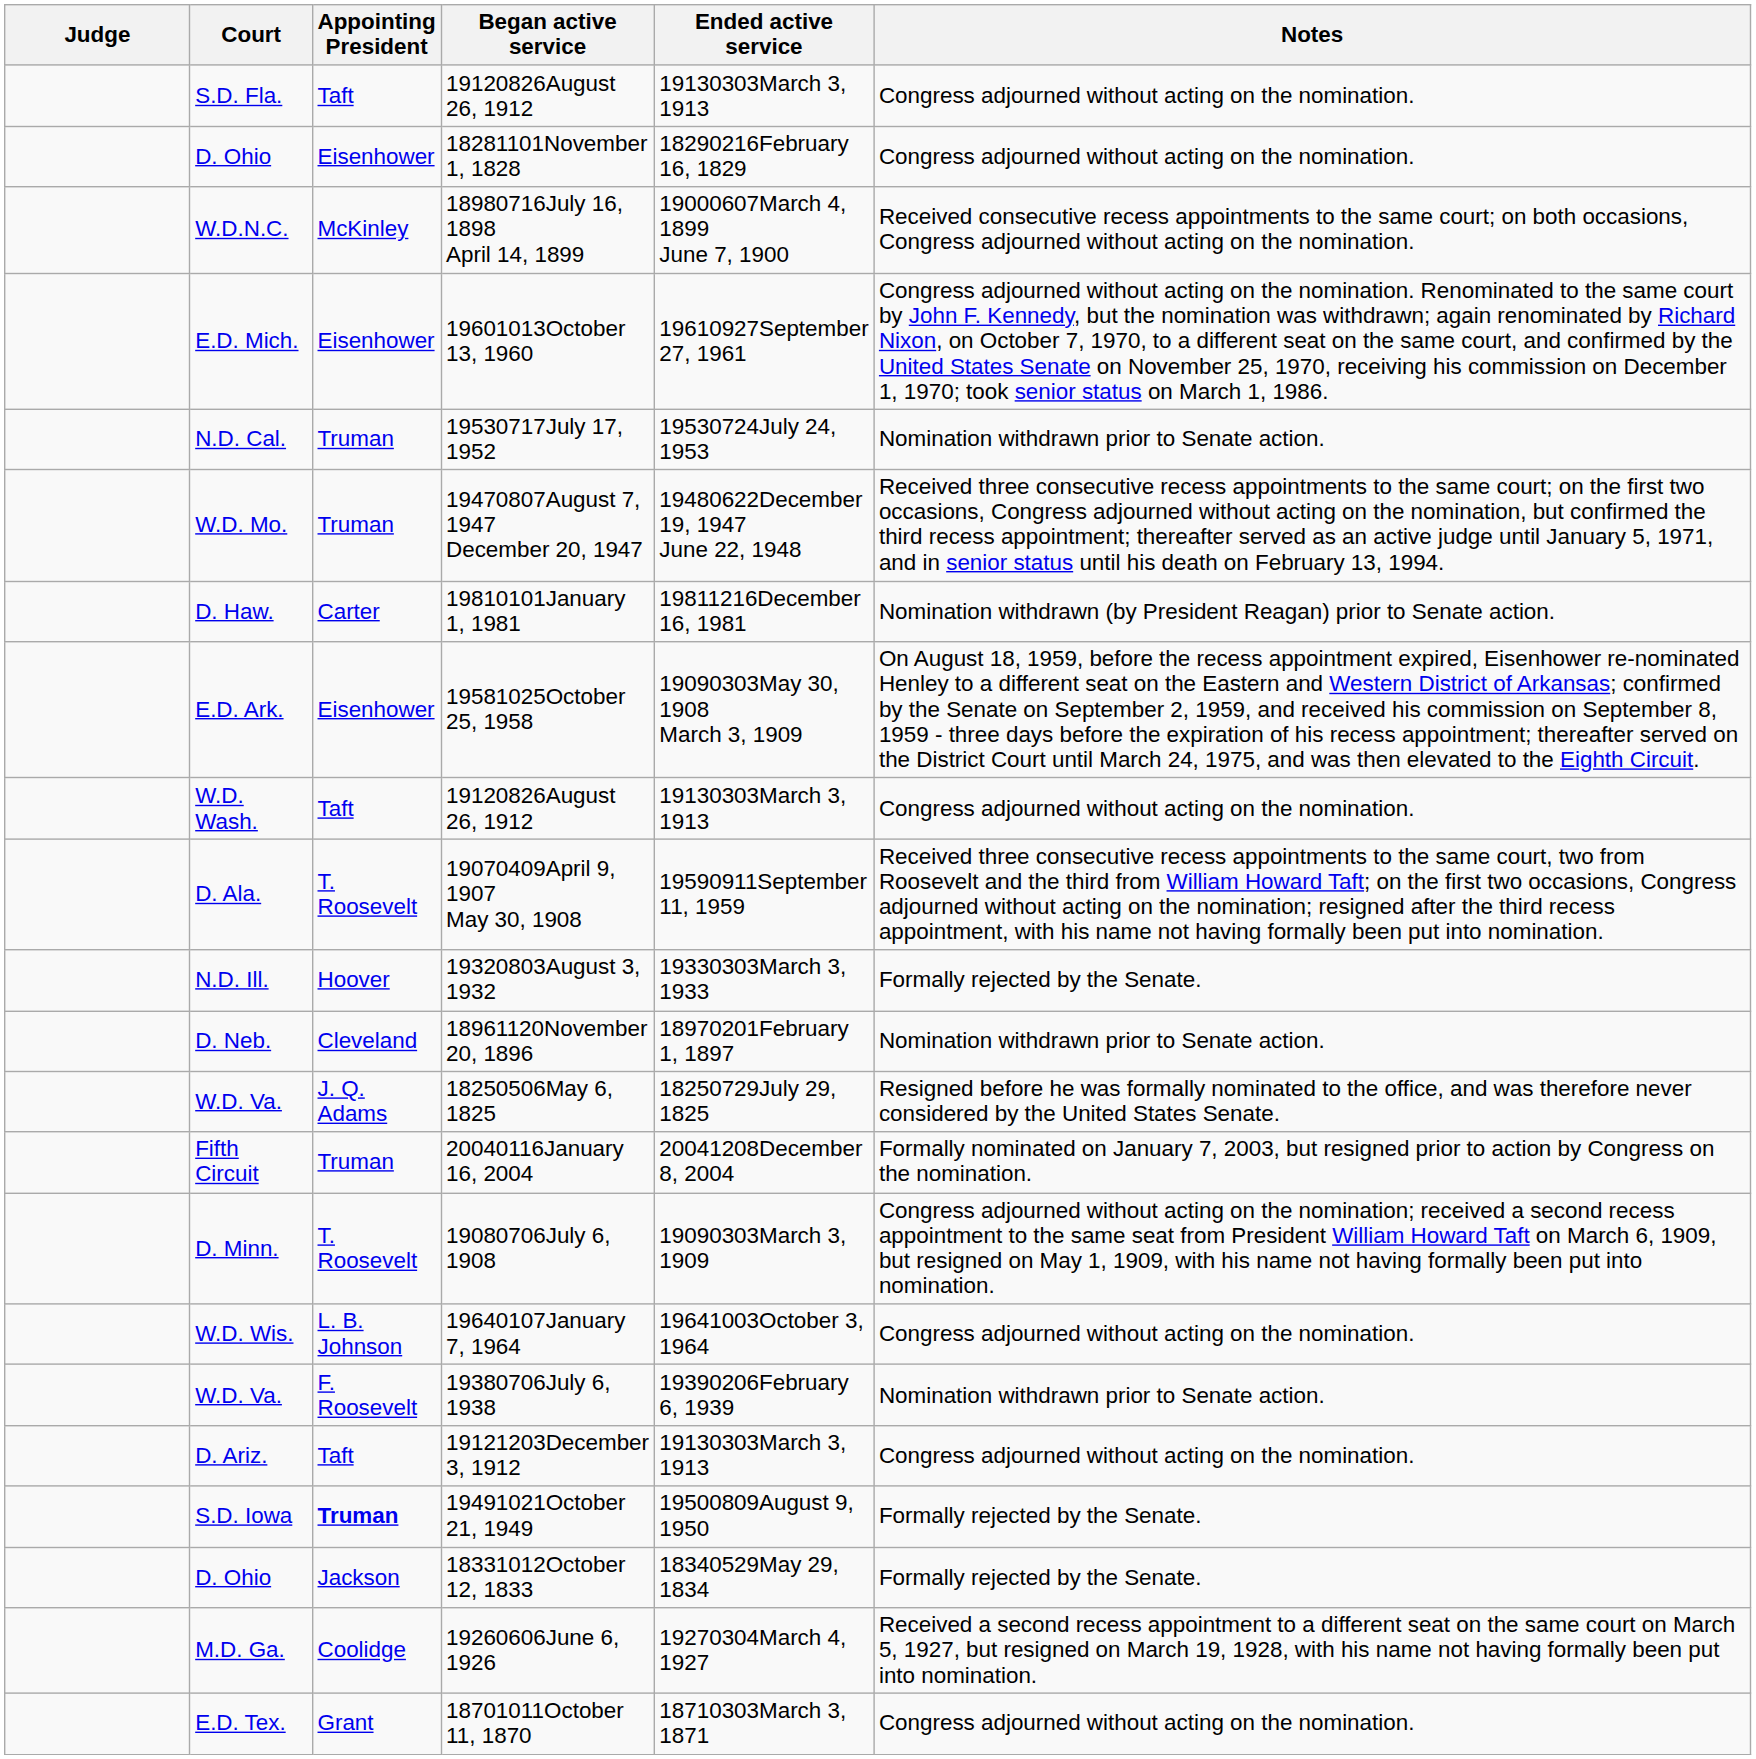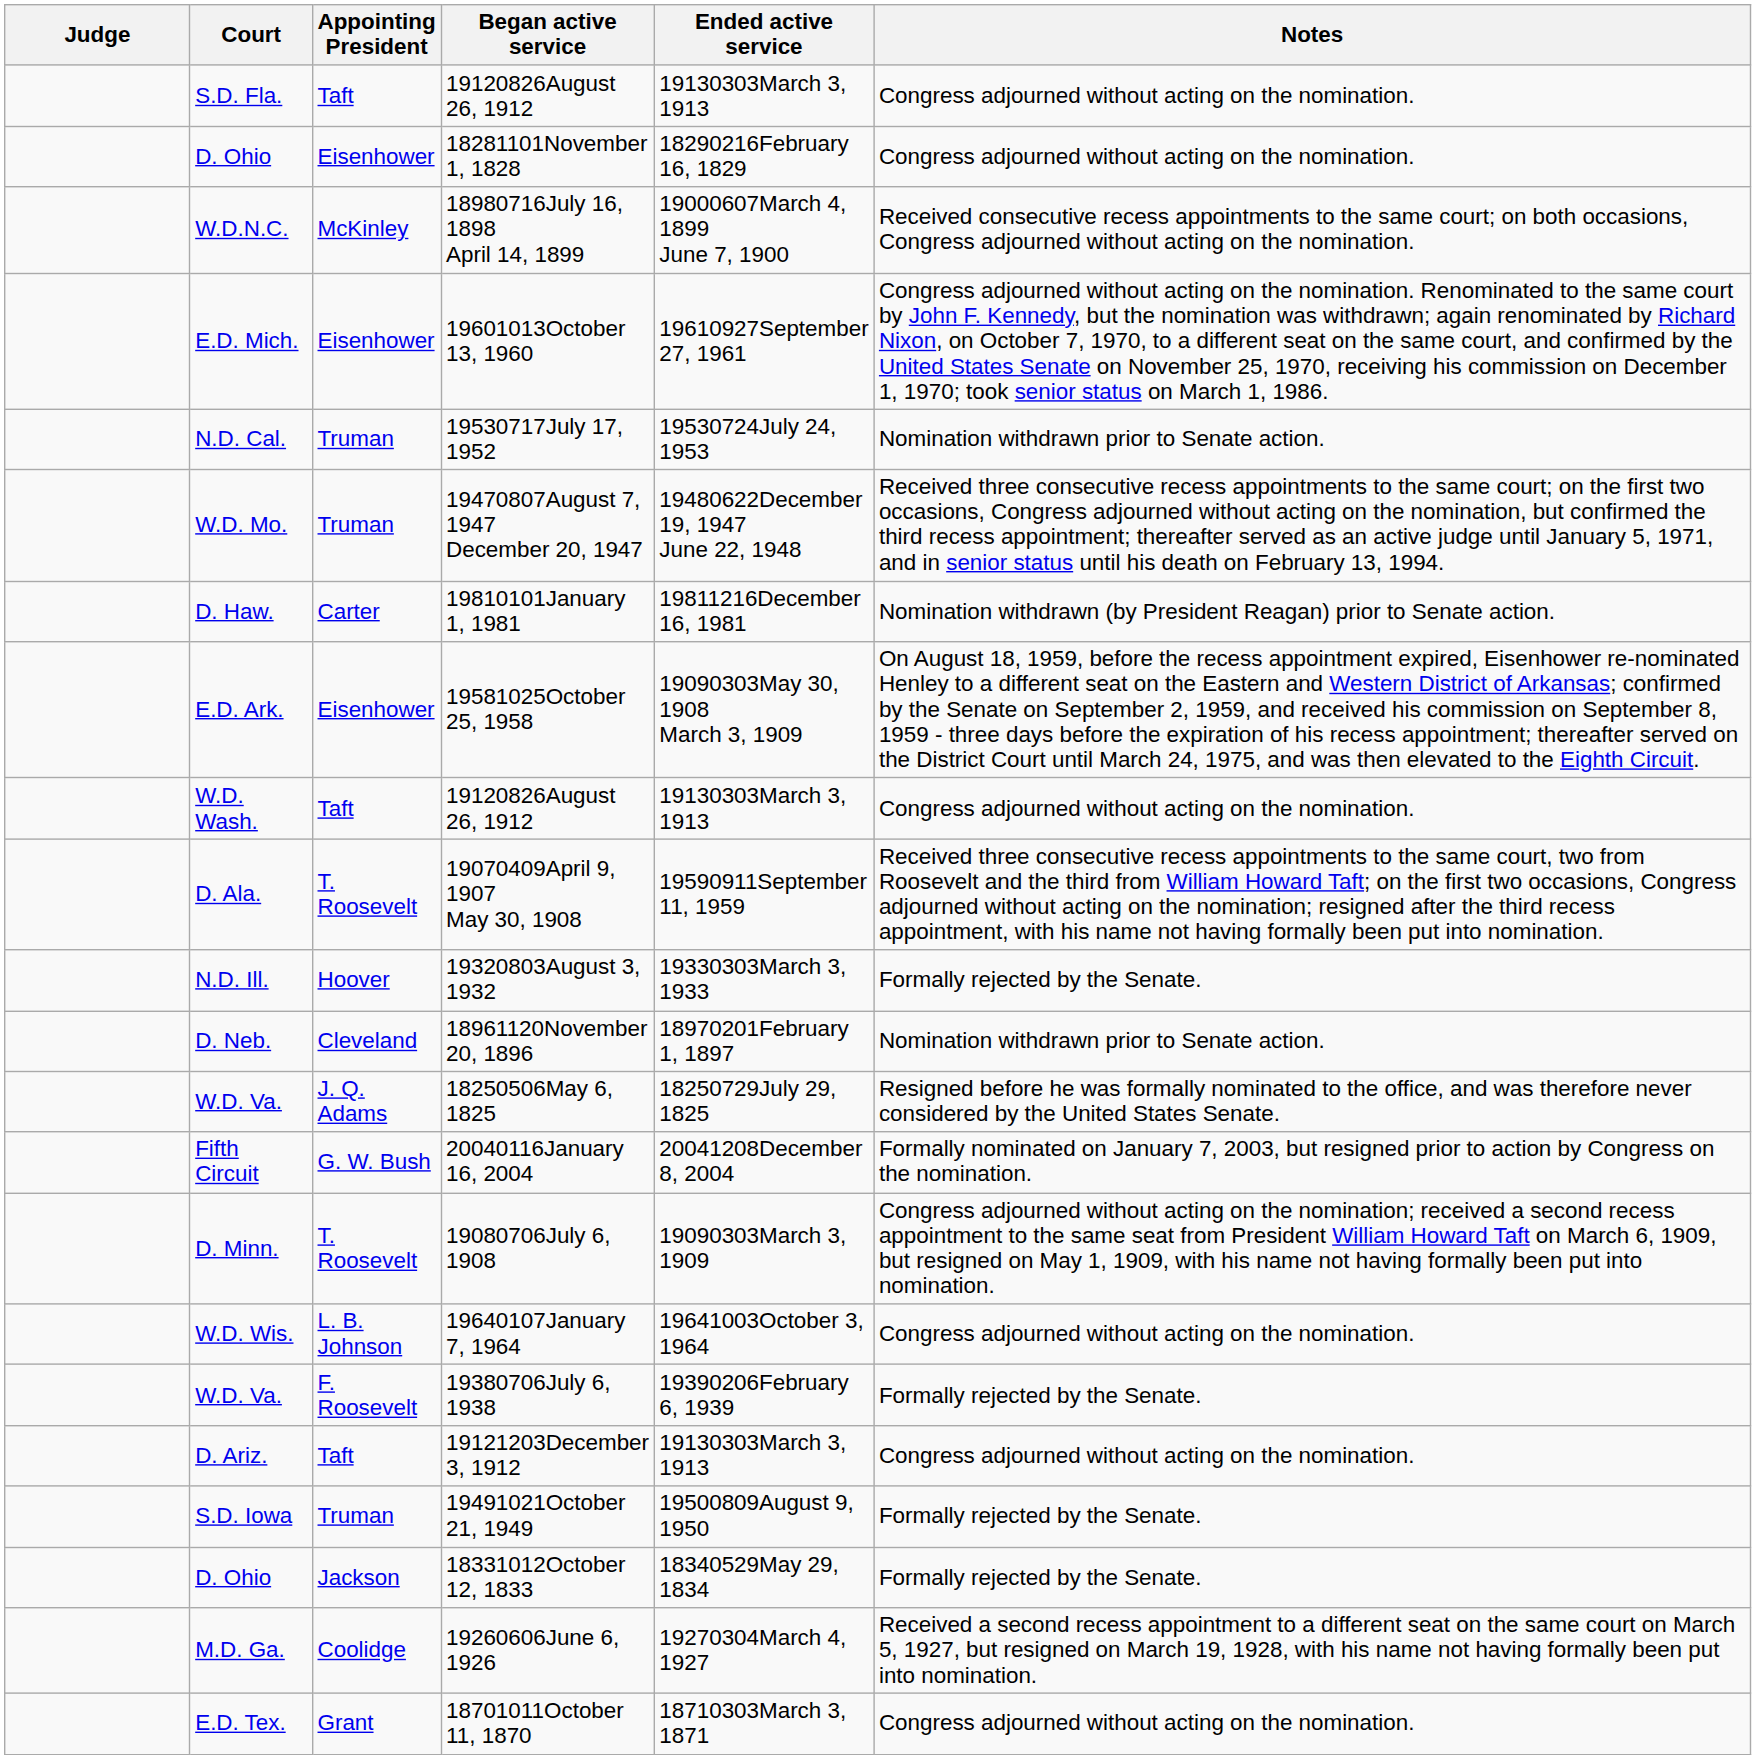(356, 1162) Truman -> (374, 1162) G. W. Bush
(1102, 1394) Nomination withdrawn prior to Senate action. -> (1040, 1394) Formally rejected by the Senate.
(358, 1516) bold -> (356, 1516) normal
